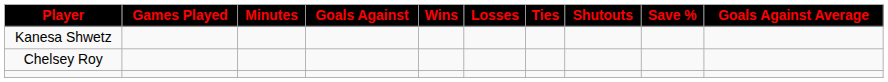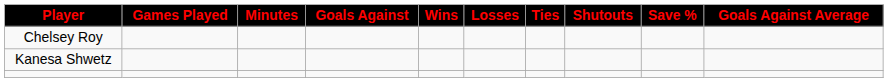rows swapped: (63, 59) <-> (63, 37)
